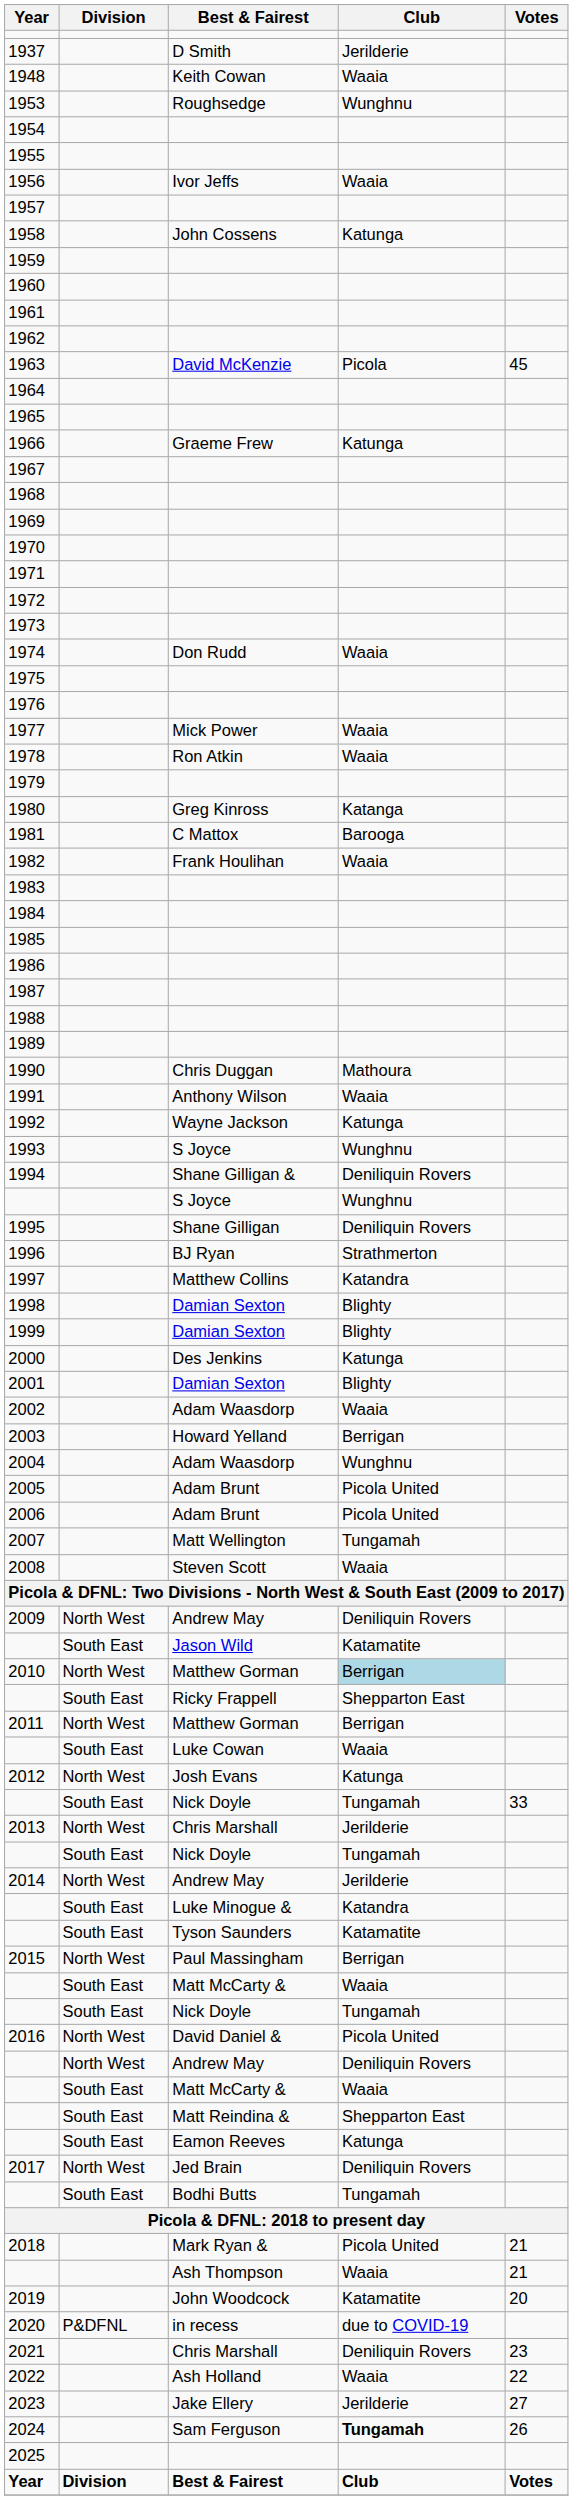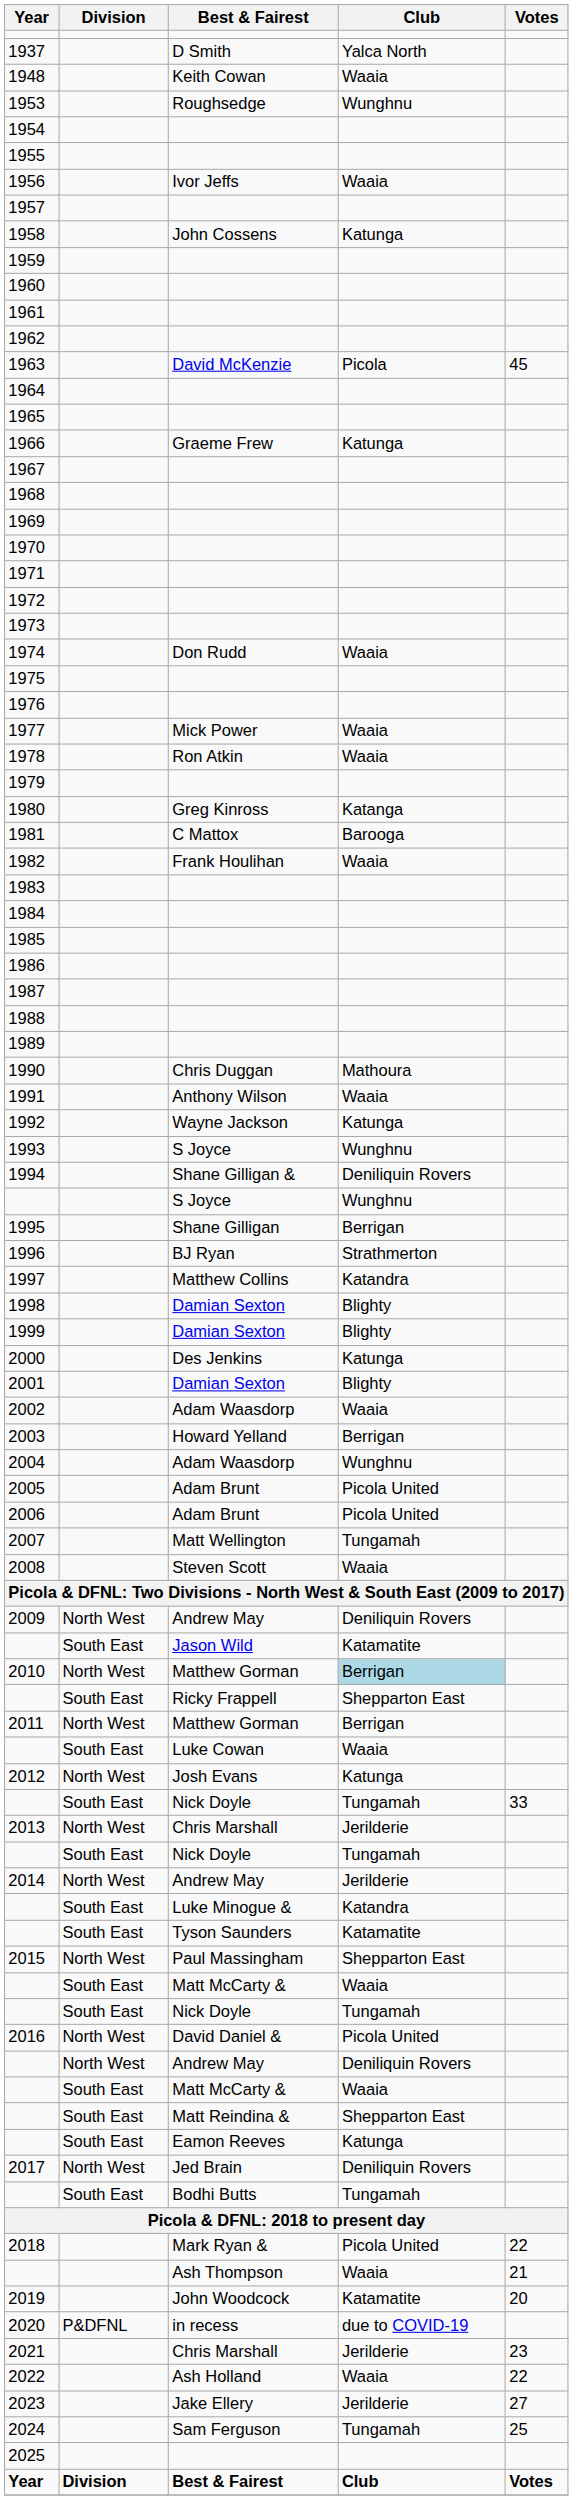(375, 51) Jerilderie -> (384, 51) Yalca North
(406, 1227) Deniliquin Rovers -> (373, 1227) Berrigan
(373, 1959) Berrigan -> (403, 1959) Shepparton East
(518, 2246) 21 -> (518, 2246) 22
(406, 2351) Deniliquin Rovers -> (375, 2351) Jerilderie
(383, 2429) bold -> (381, 2429) normal
(518, 2429) 26 -> (518, 2429) 25
